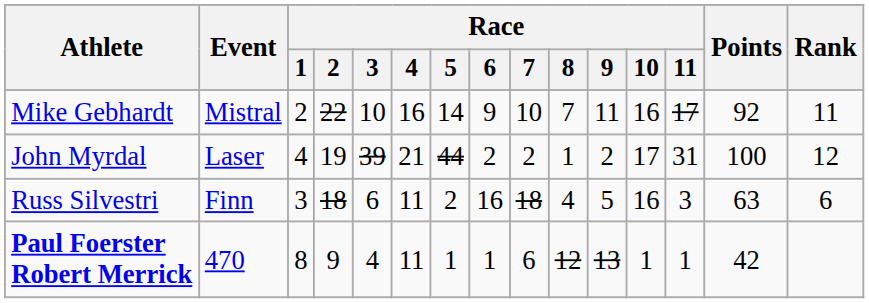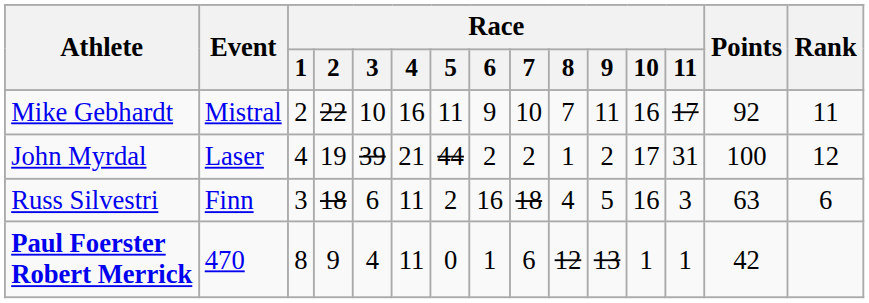(451, 112) 14 -> (451, 112) 11
(451, 259) 1 -> (451, 259) 0
